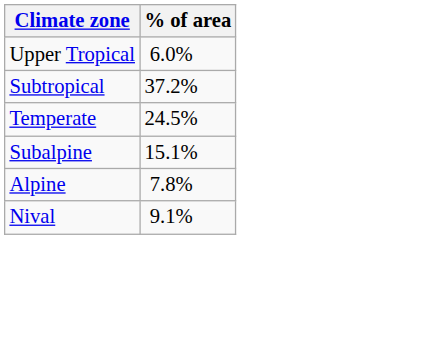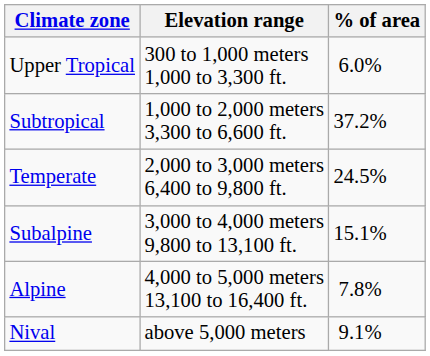+ column: (234, 20)
